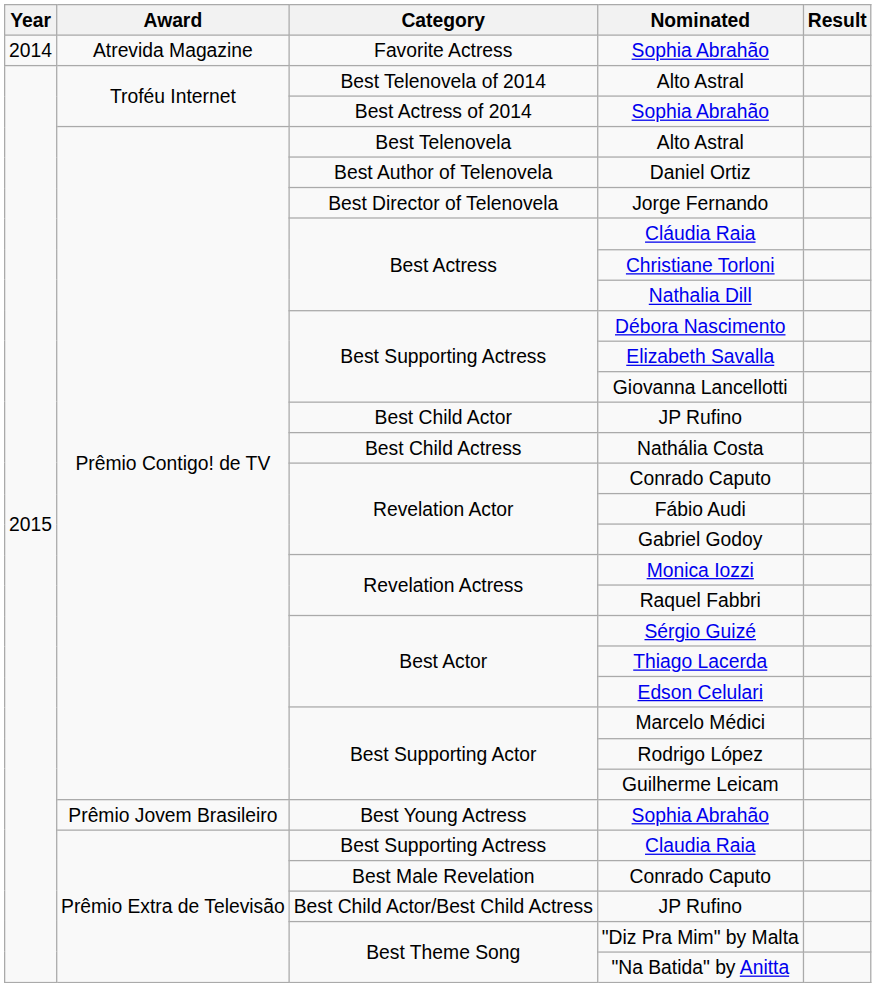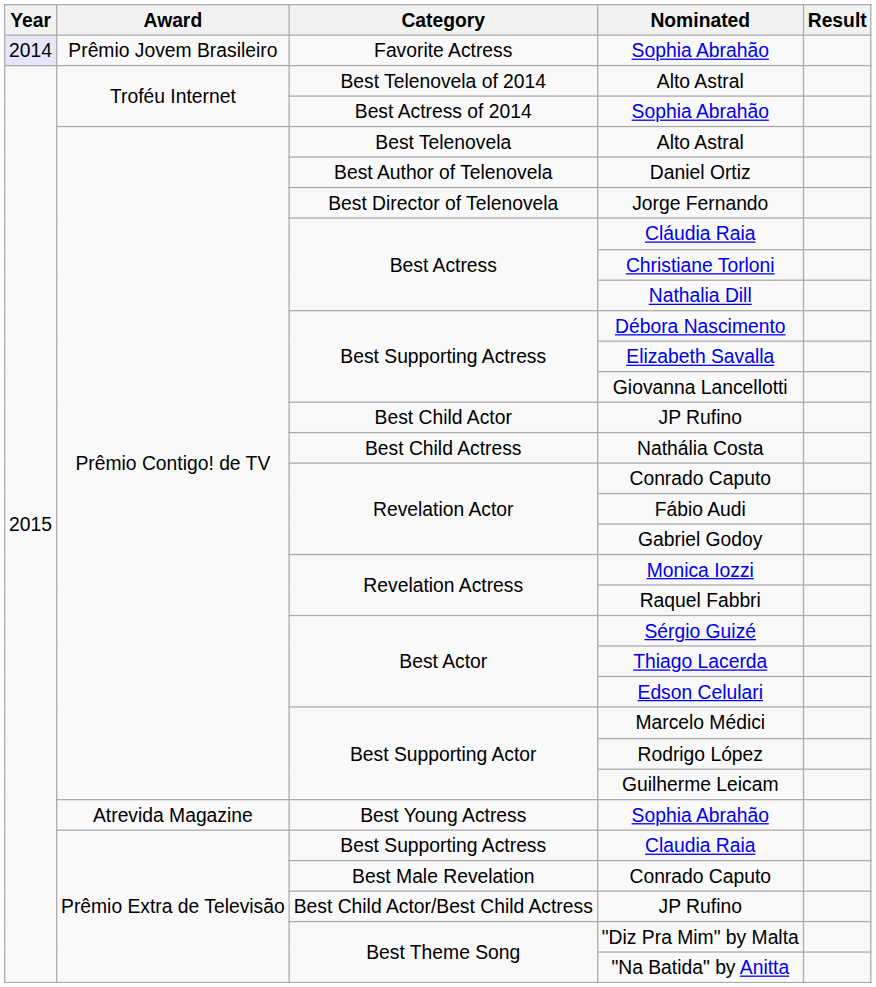(31, 51) no background -> (31, 51) lavender background
(173, 51) Atrevida Magazine -> (173, 51) Prêmio Jovem Brasileiro
(173, 815) Prêmio Jovem Brasileiro -> (173, 815) Atrevida Magazine
